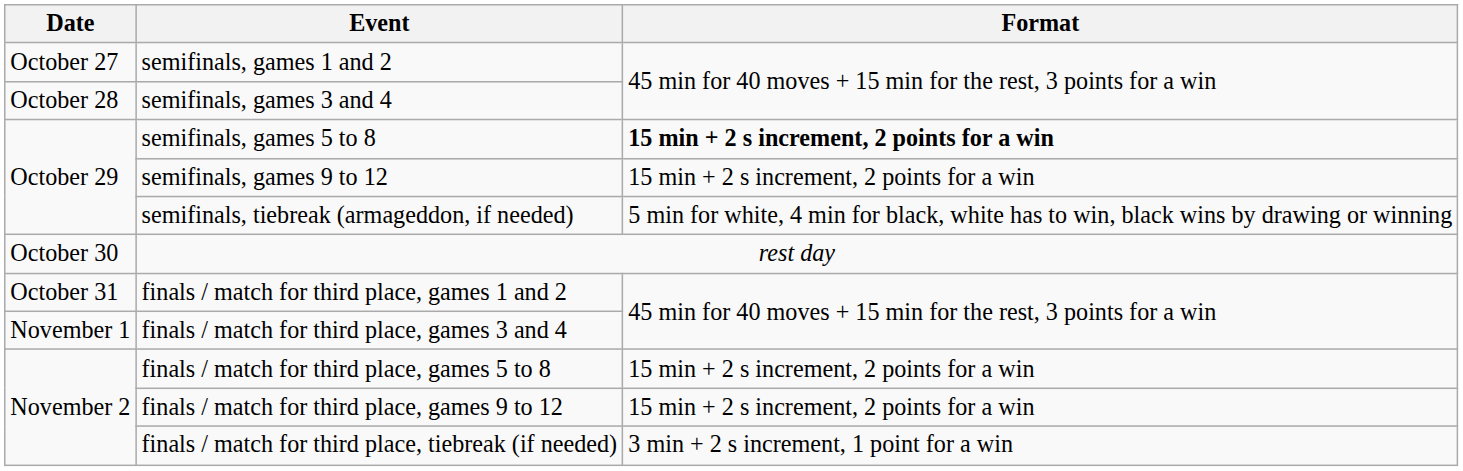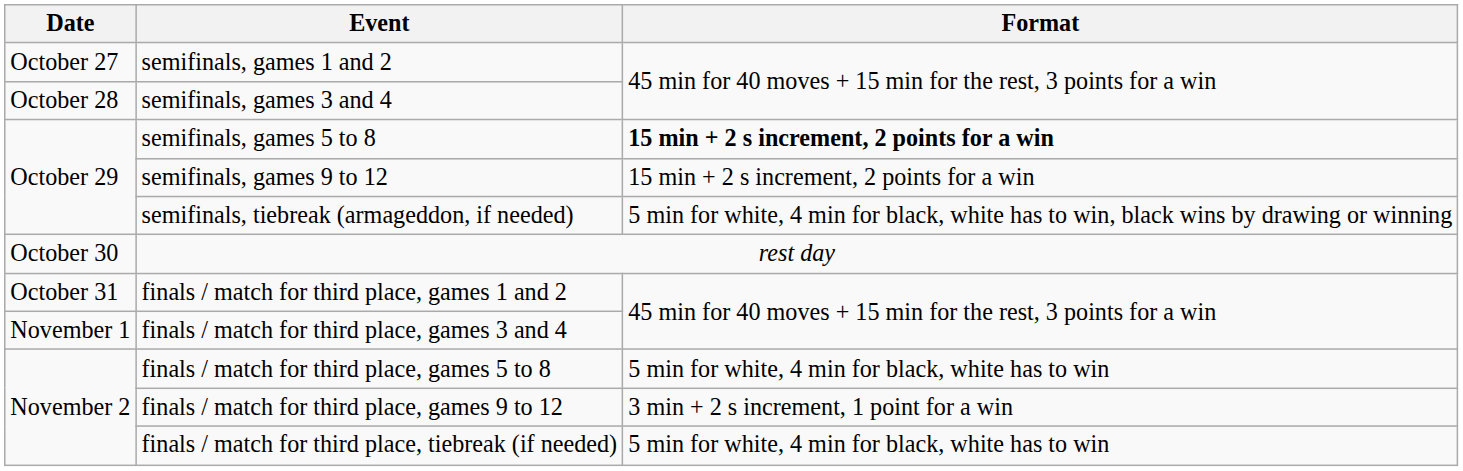(831, 368) 15 min + 2 s increment, 2 points for a win -> (869, 368) 5 min for white, 4 min for black, white has to win
(831, 406) 15 min + 2 s increment, 2 points for a win -> (821, 406) 3 min + 2 s increment, 1 point for a win
(821, 445) 3 min + 2 s increment, 1 point for a win -> (869, 445) 5 min for white, 4 min for black, white has to win
